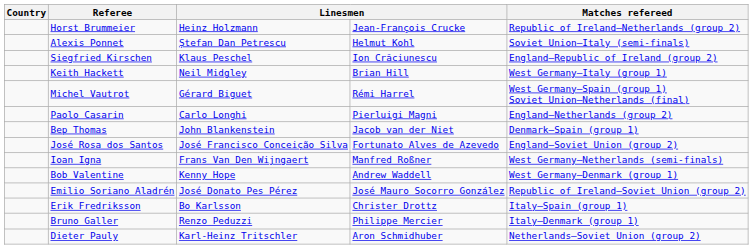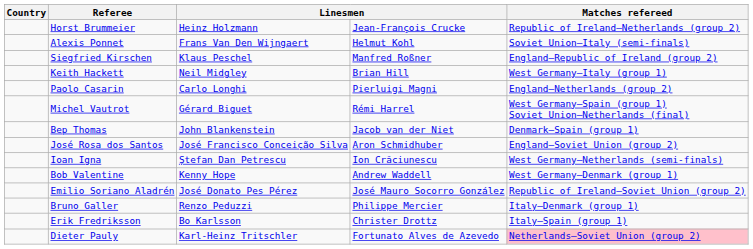(232, 42) Ștefan Dan Petrescu -> (244, 42) Frans Van Den Wijngaert
(395, 58) Ion Crăciunescu -> (392, 58) Manfred Roßner
rows swapped: (90, 94) <-> (87, 114)
(426, 145) Fortunato Alves de Azevedo -> (398, 145) Aron Schmidhuber
(244, 160) Frans Van Den Wijngaert -> (232, 160) Ștefan Dan Petrescu
(392, 160) Manfred Roßner -> (395, 160) Ion Crăciunescu
rows swapped: (96, 206) <-> (84, 221)
(398, 236) Aron Schmidhuber -> (426, 236) Fortunato Alves de Azevedo
(605, 236) no background -> (605, 236) pink background
